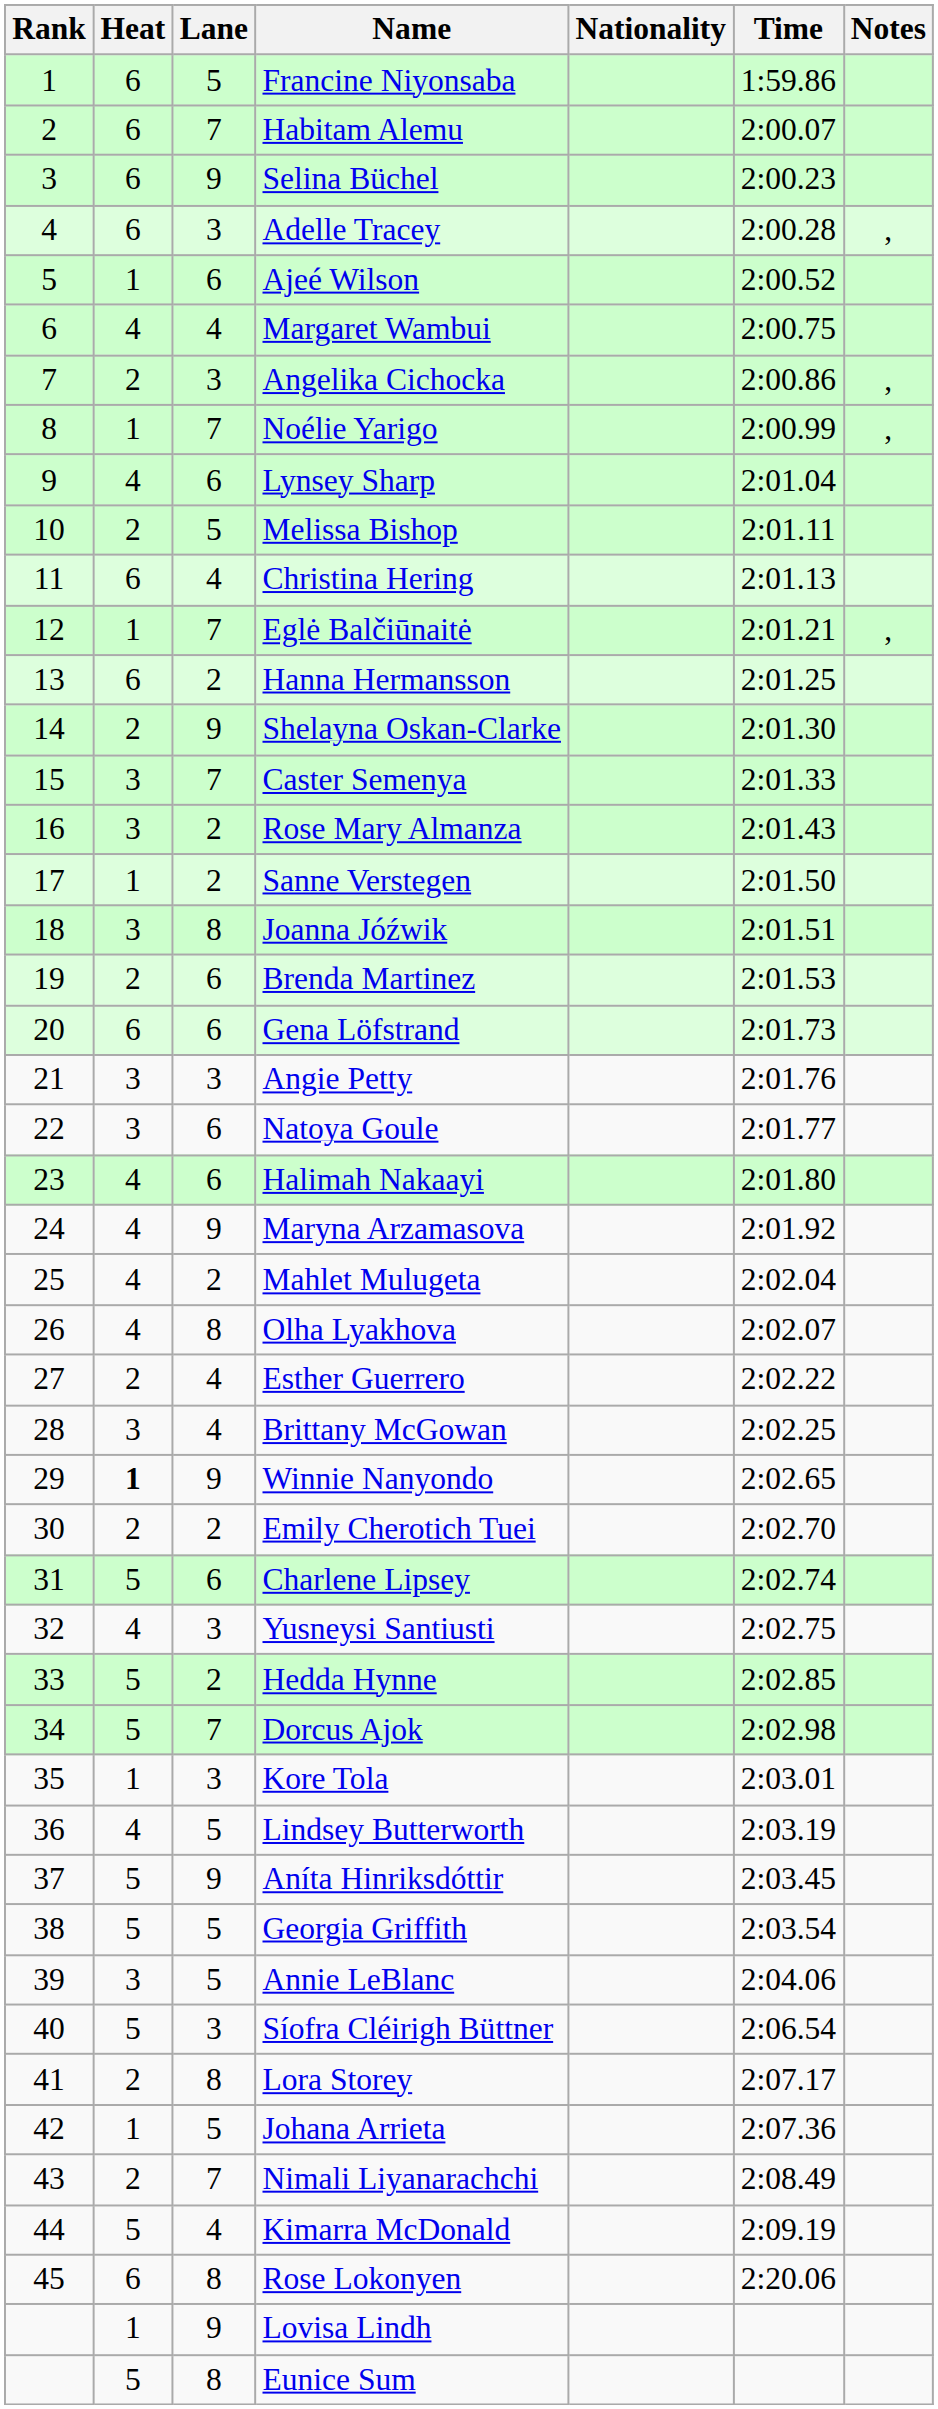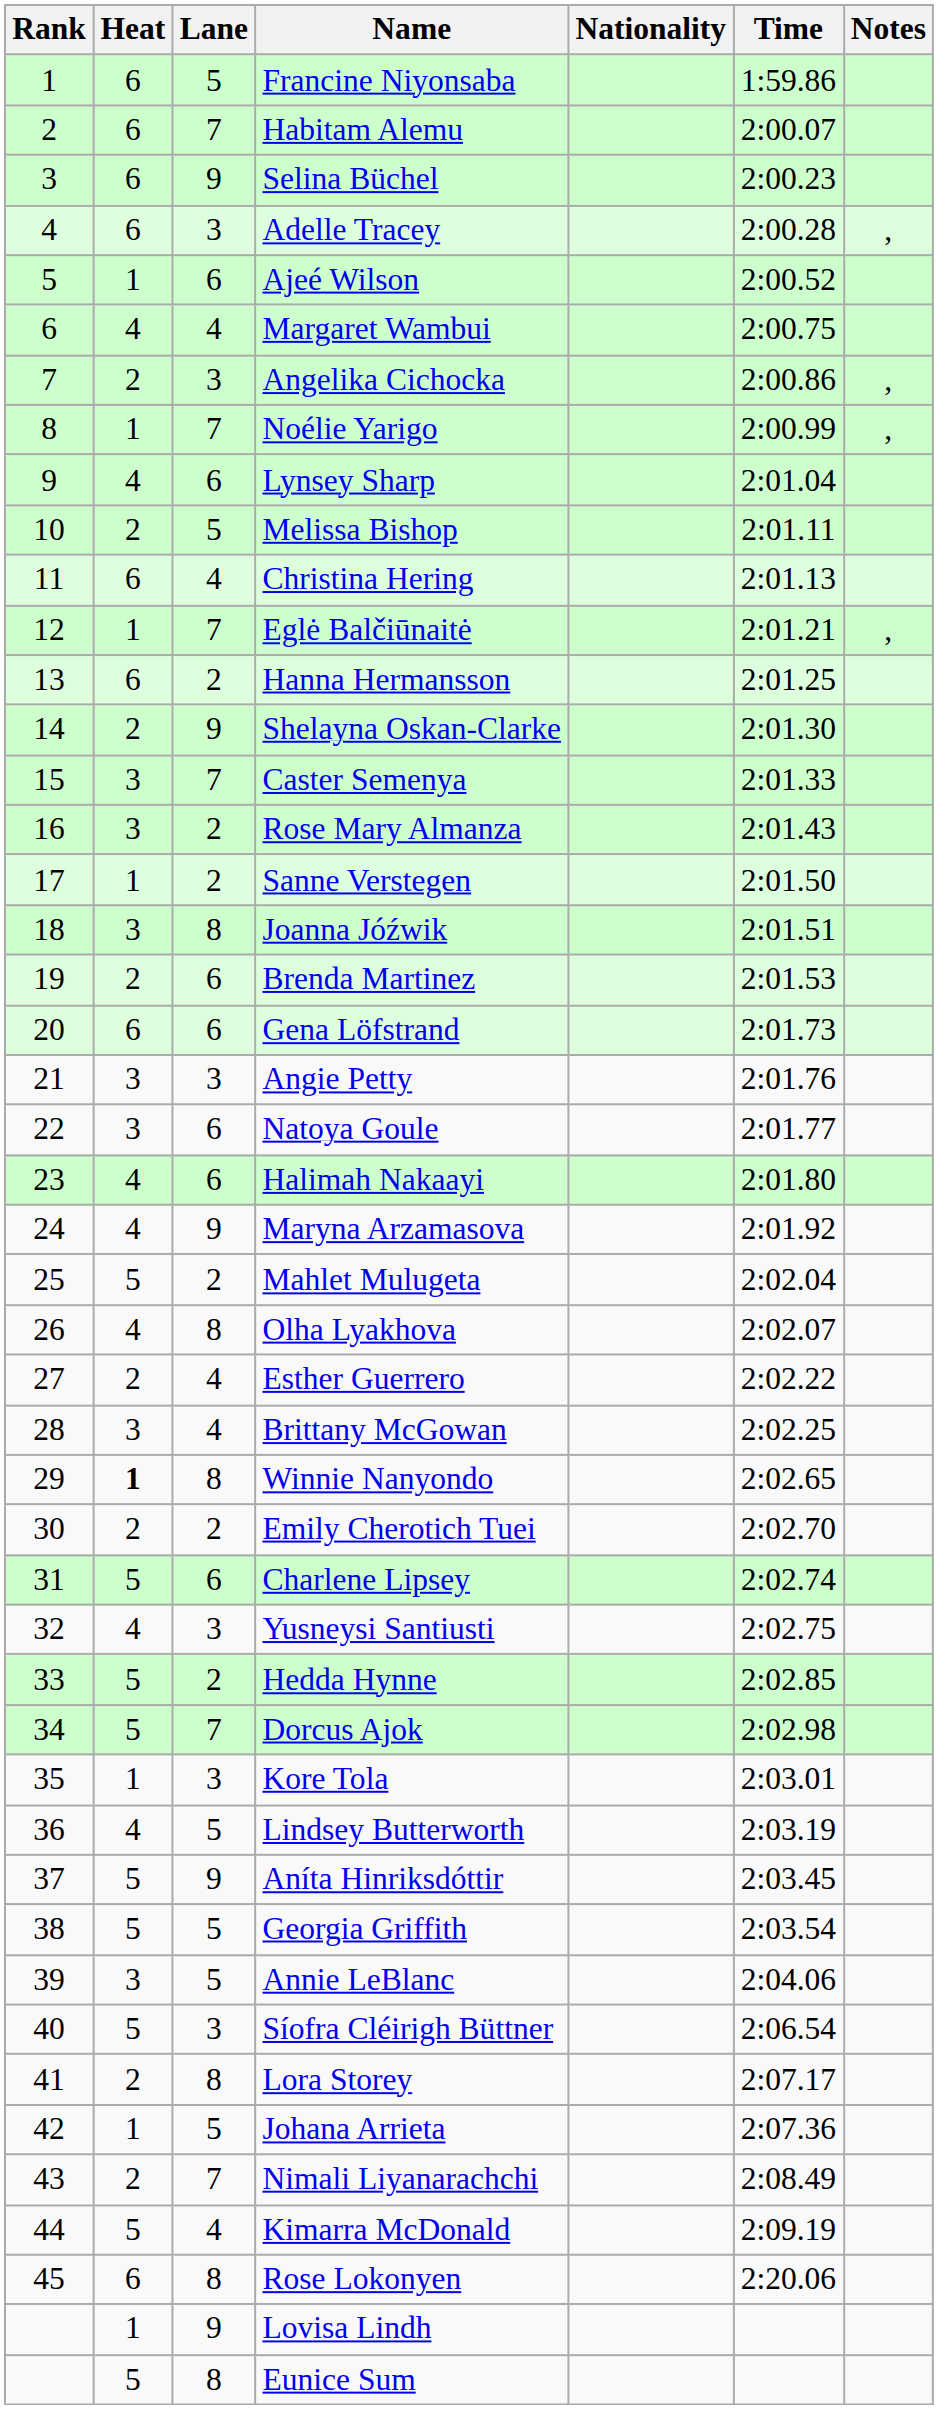(133, 1279) 4 -> (133, 1279) 5
(214, 1479) 9 -> (214, 1479) 8
